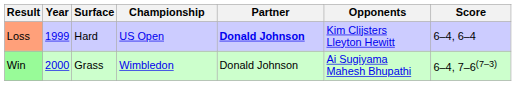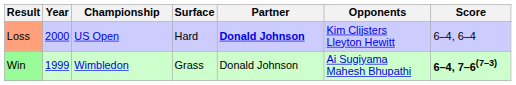columns swapped: (167, 13) <-> (94, 13)
(57, 36) 1999 -> (57, 36) 2000
(57, 65) 2000 -> (57, 65) 1999
(465, 65) normal -> (465, 65) bold
